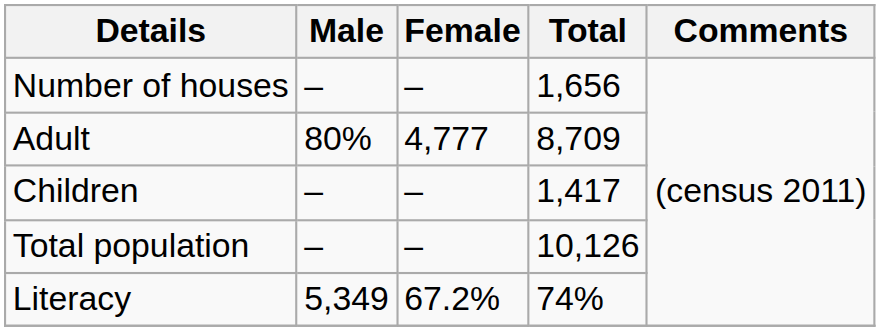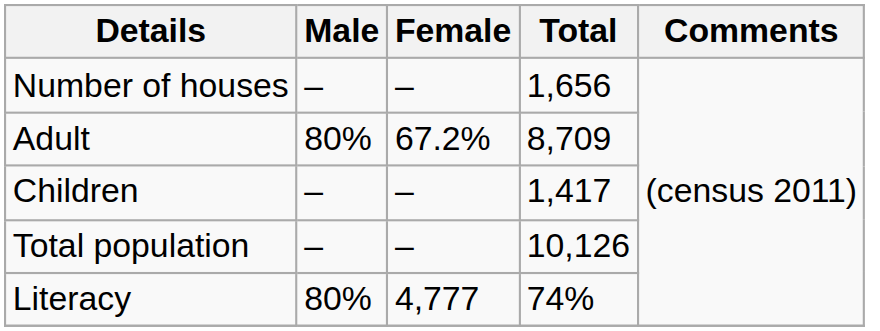(447, 138) 4,777 -> (443, 138) 67.2%
(346, 298) 5,349 -> (338, 298) 80%
(452, 298) 67.2% -> (437, 298) 4,777
